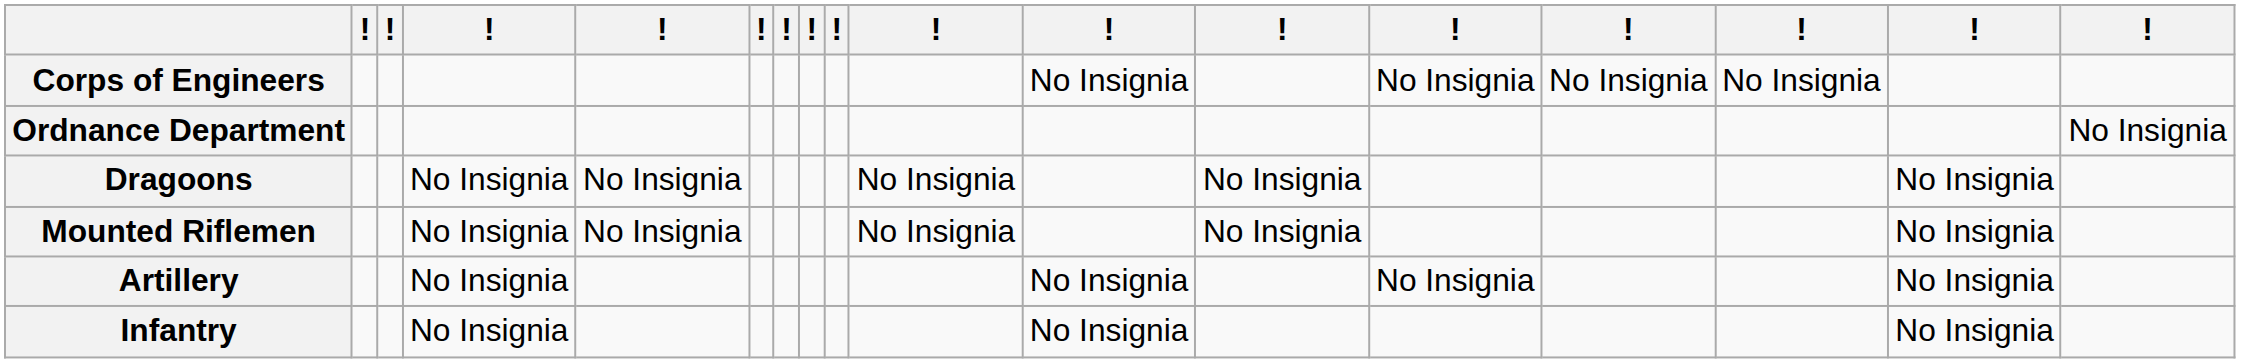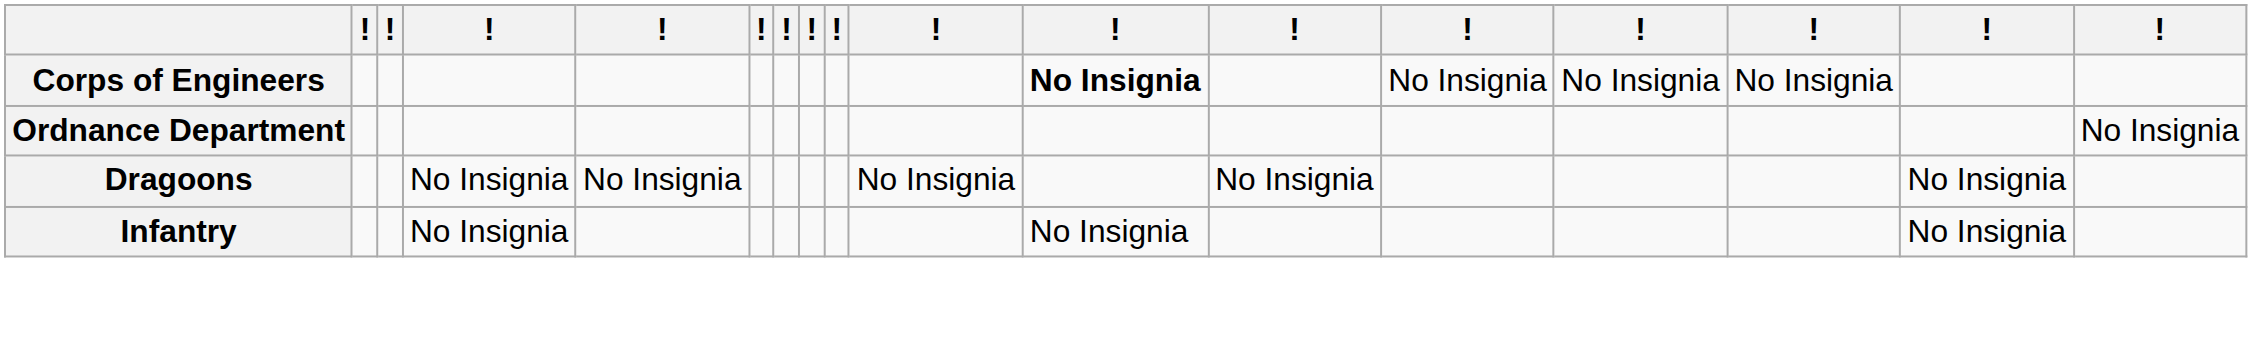(1109, 79) normal -> (1115, 79) bold
- row: (179, 230)
- row: (179, 280)
